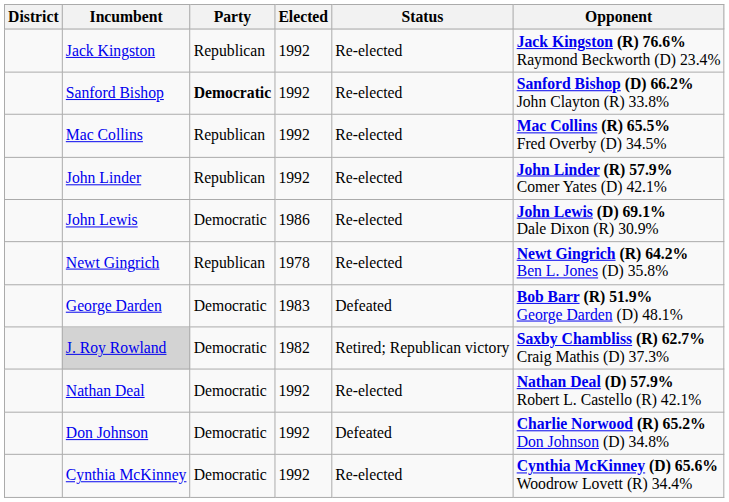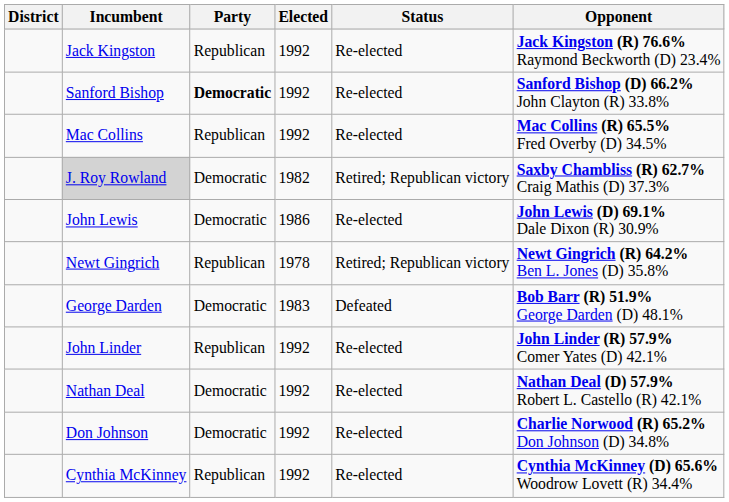rows swapped: (104, 178) <-> (116, 348)
(369, 263) Re-elected -> (422, 263) Retired; Republican victory
(364, 433) Defeated -> (369, 433) Re-elected
(230, 475) Democratic -> (229, 475) Republican
